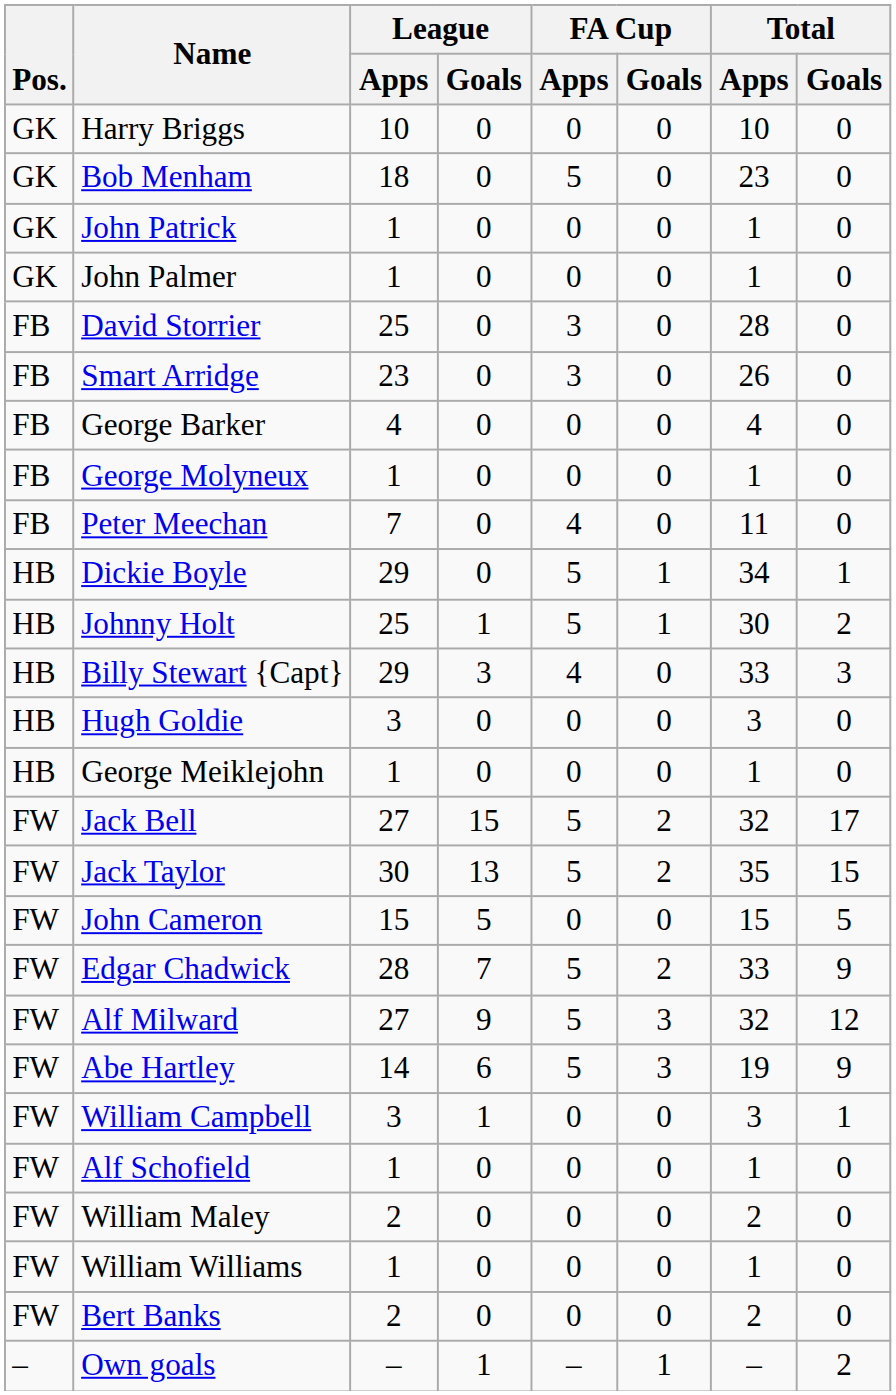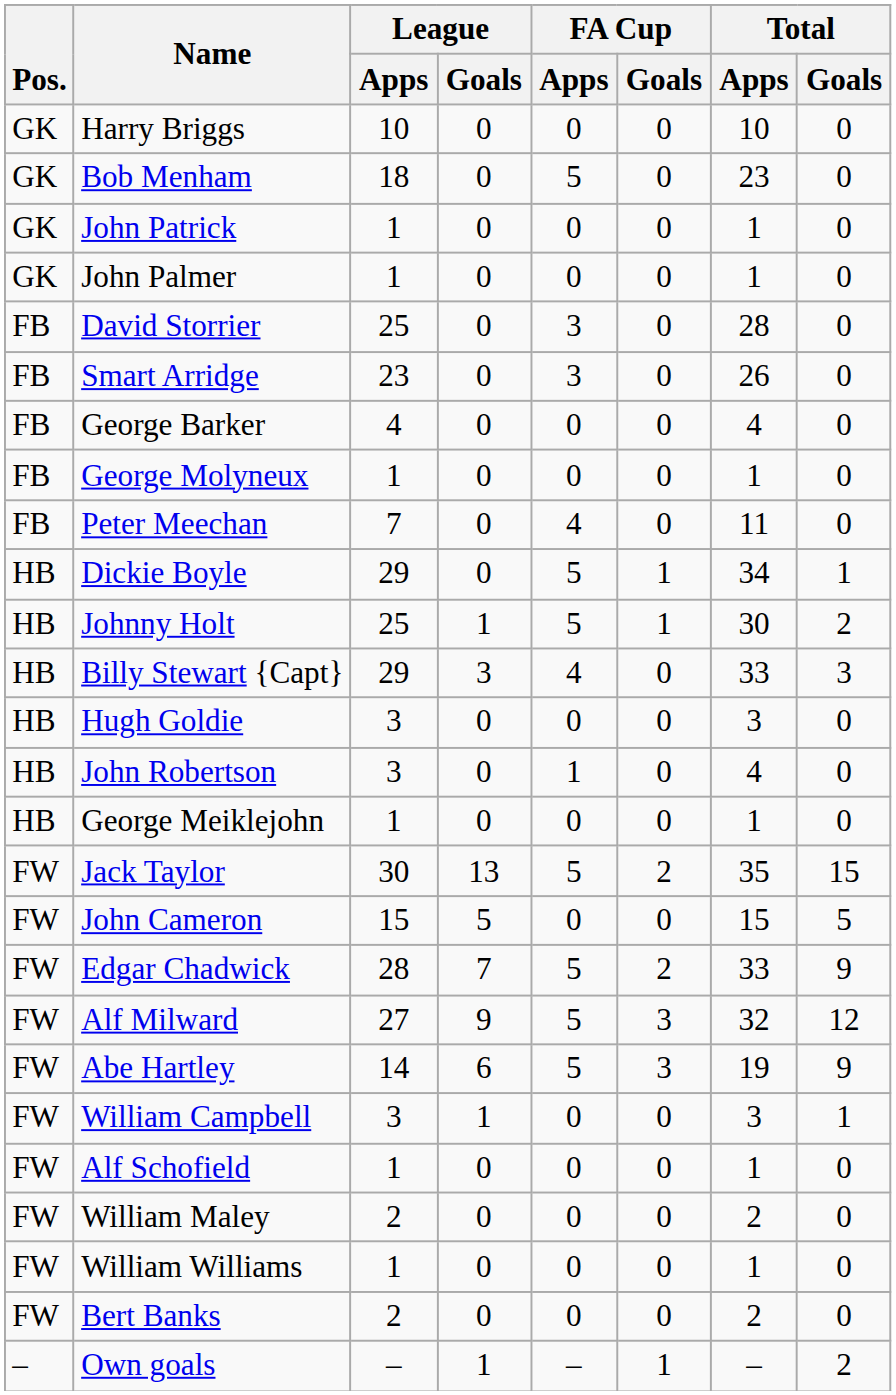+ row: (179, 771)
- row: (139, 820)
